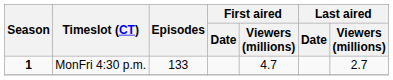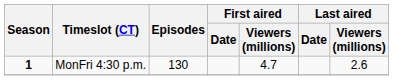(178, 65) 133 -> (178, 65) 130
(359, 65) 2.7 -> (359, 65) 2.6
